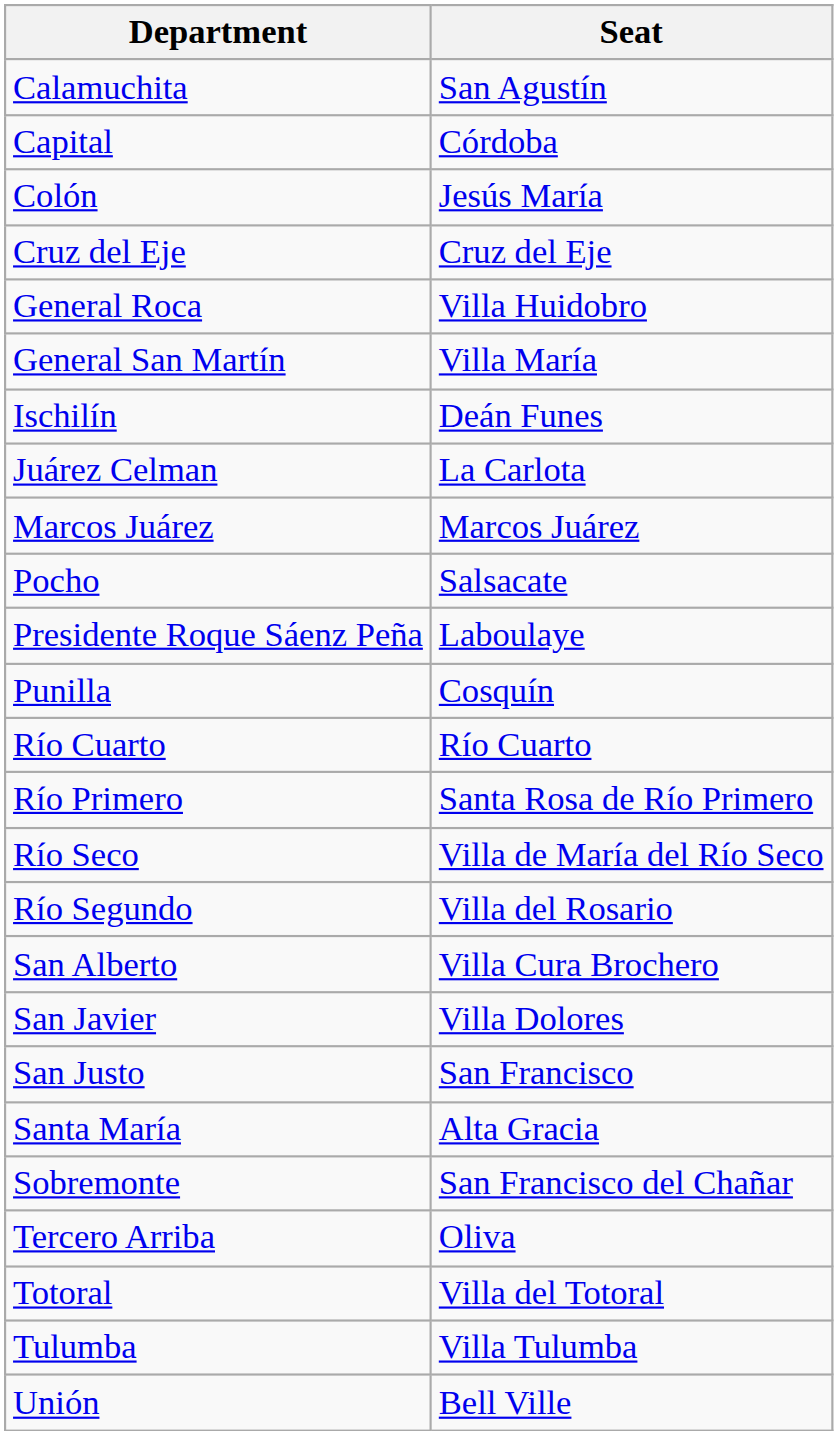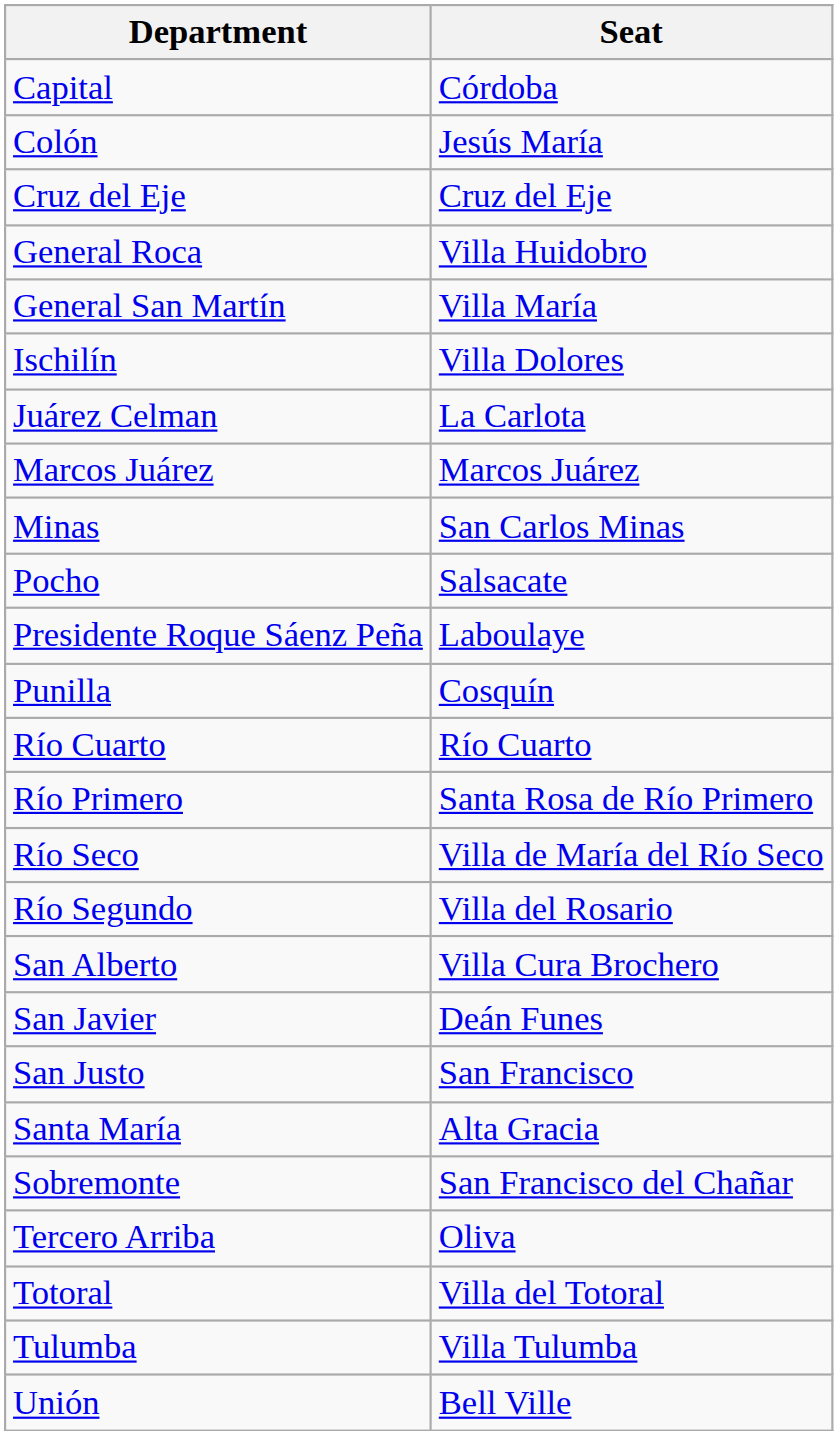- row: (100, 86)
(521, 415) Deán Funes -> (531, 360) Villa Dolores
+ row: (56, 525)
(531, 1018) Villa Dolores -> (521, 1018) Deán Funes
